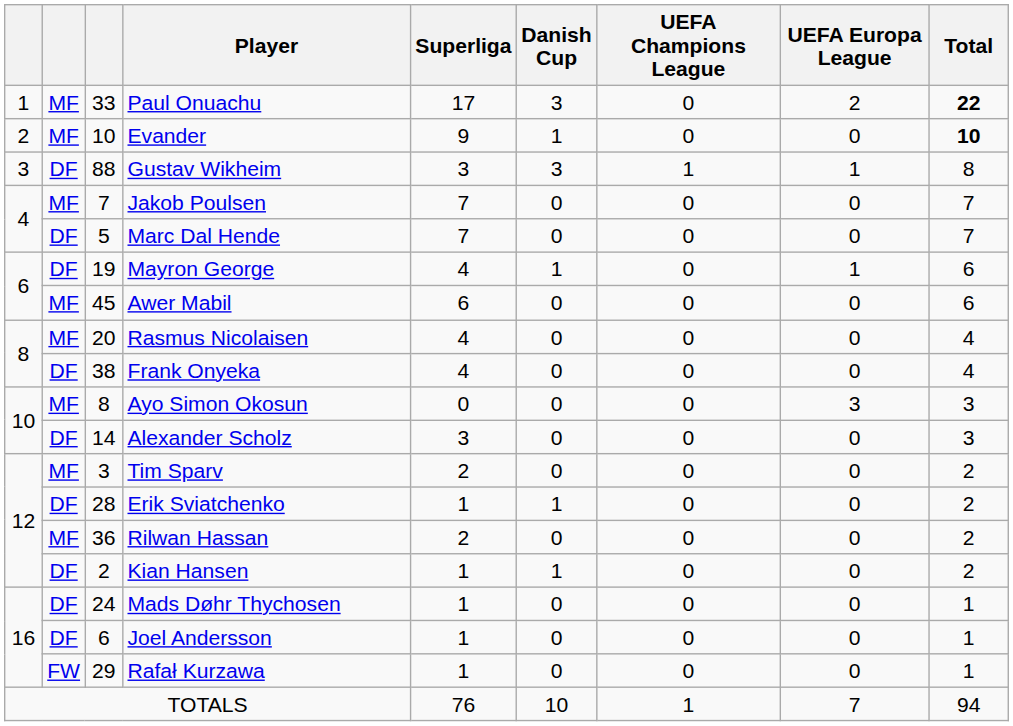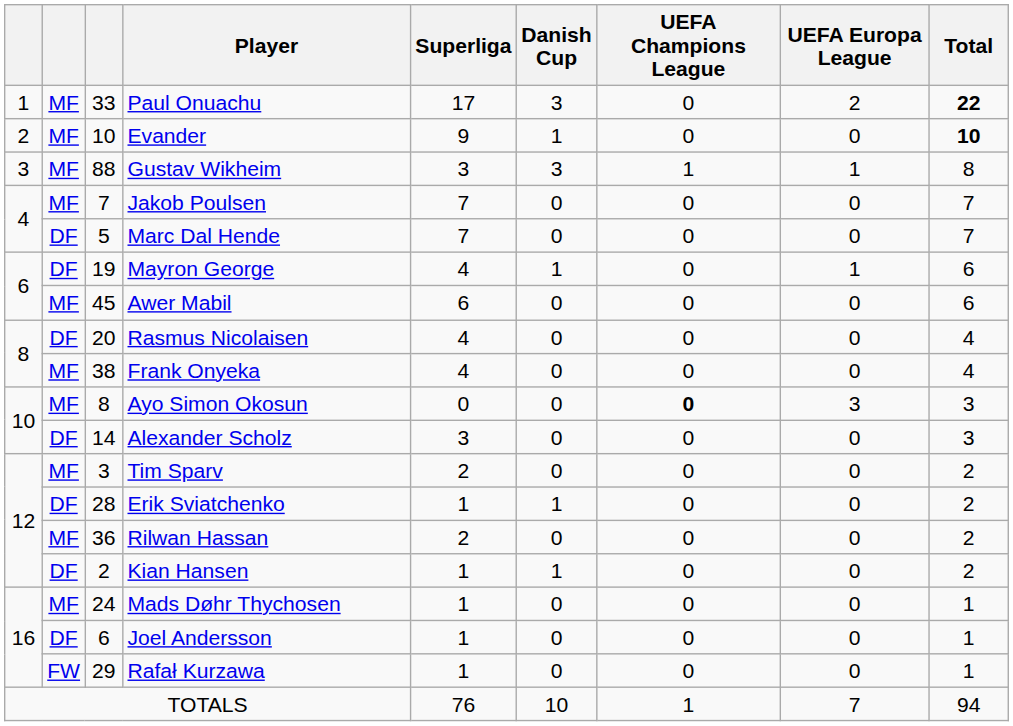(64, 169) DF -> (64, 169) MF
(64, 336) MF -> (64, 336) DF
(64, 370) DF -> (64, 370) MF
(688, 403) normal -> (688, 403) bold
(64, 604) DF -> (64, 604) MF
